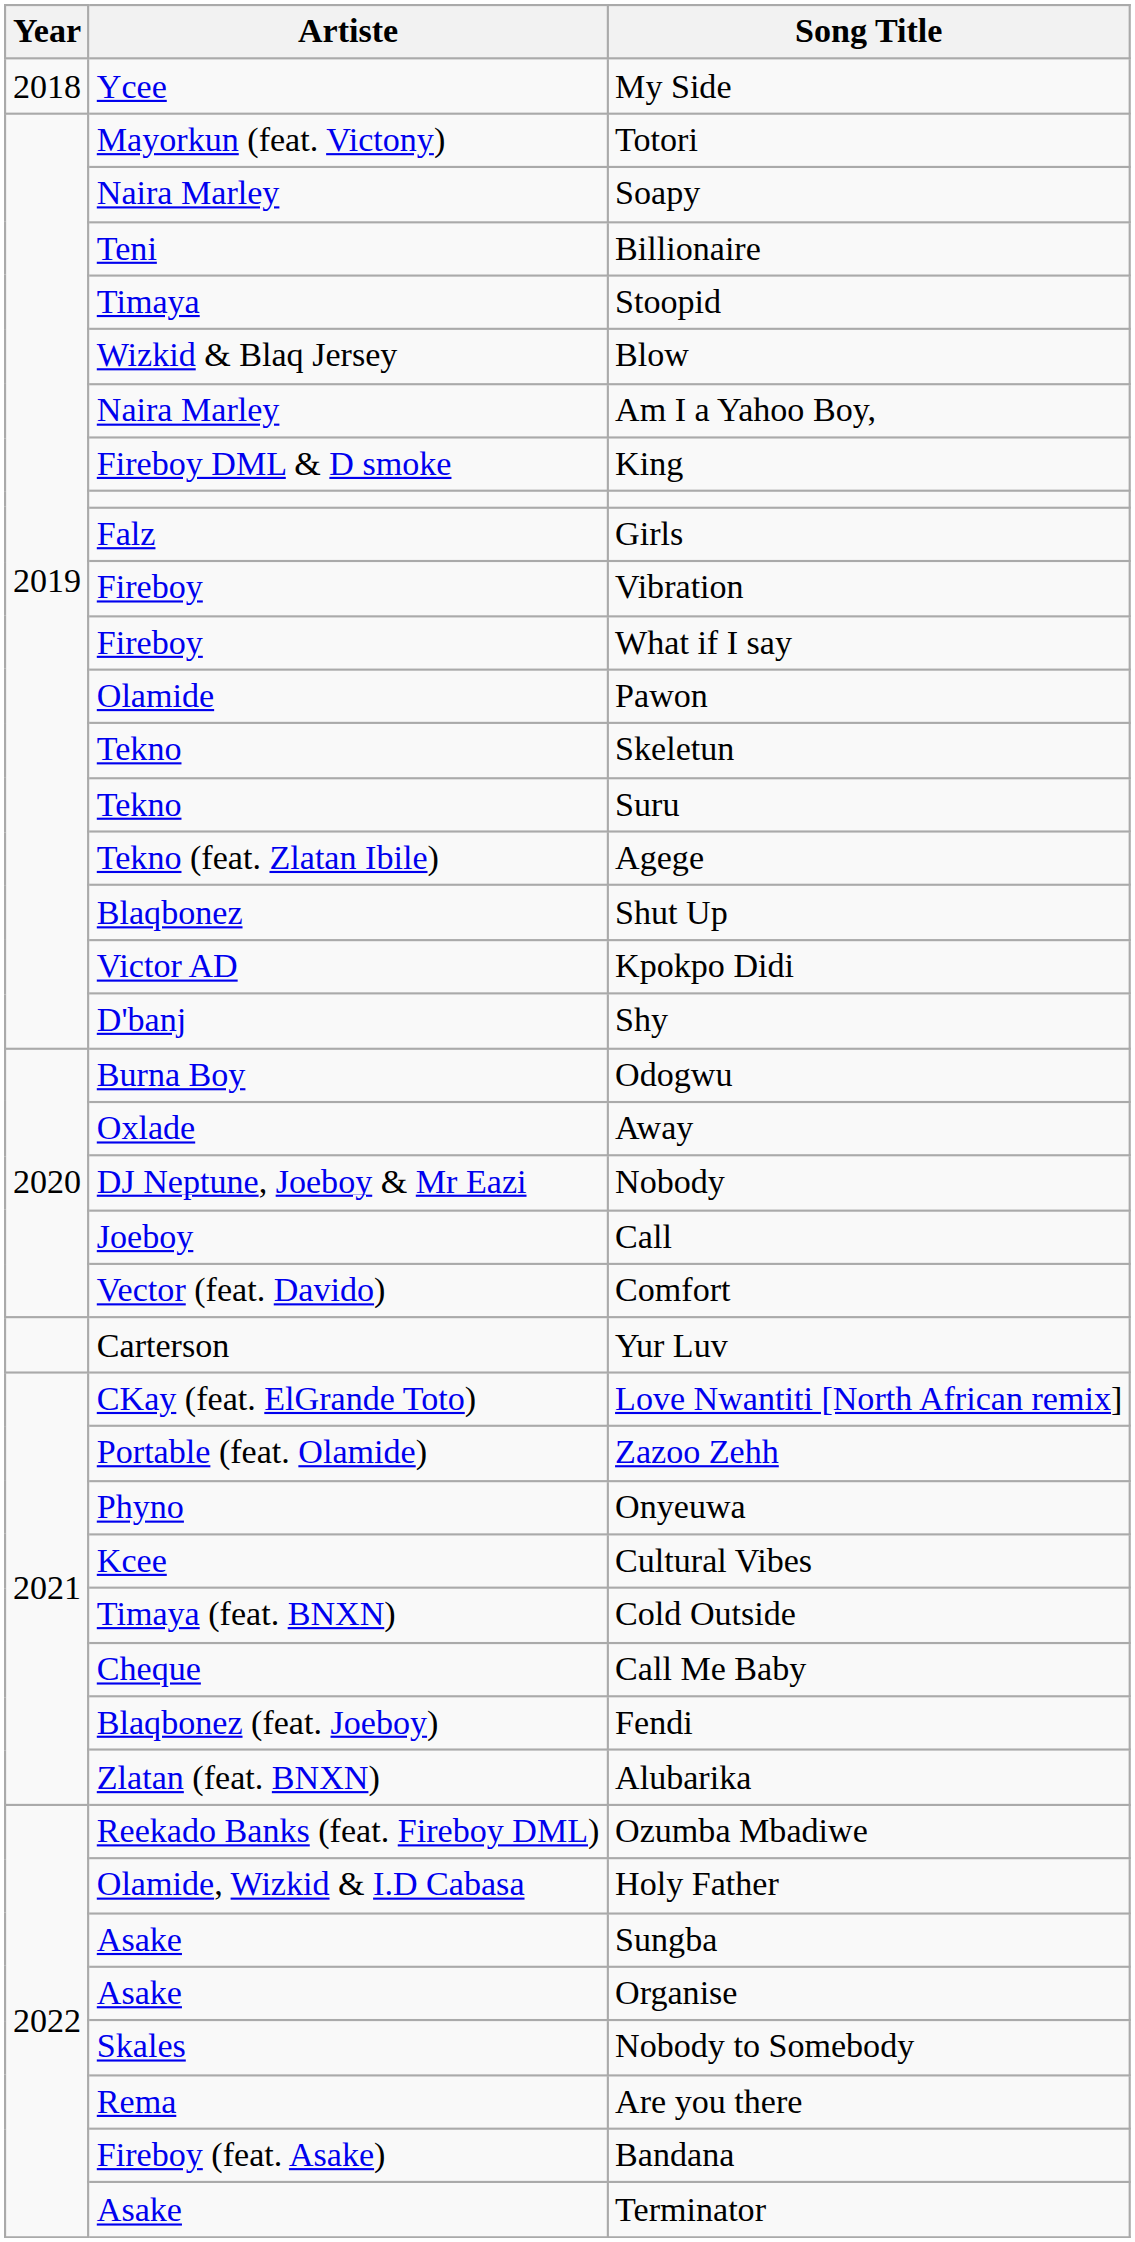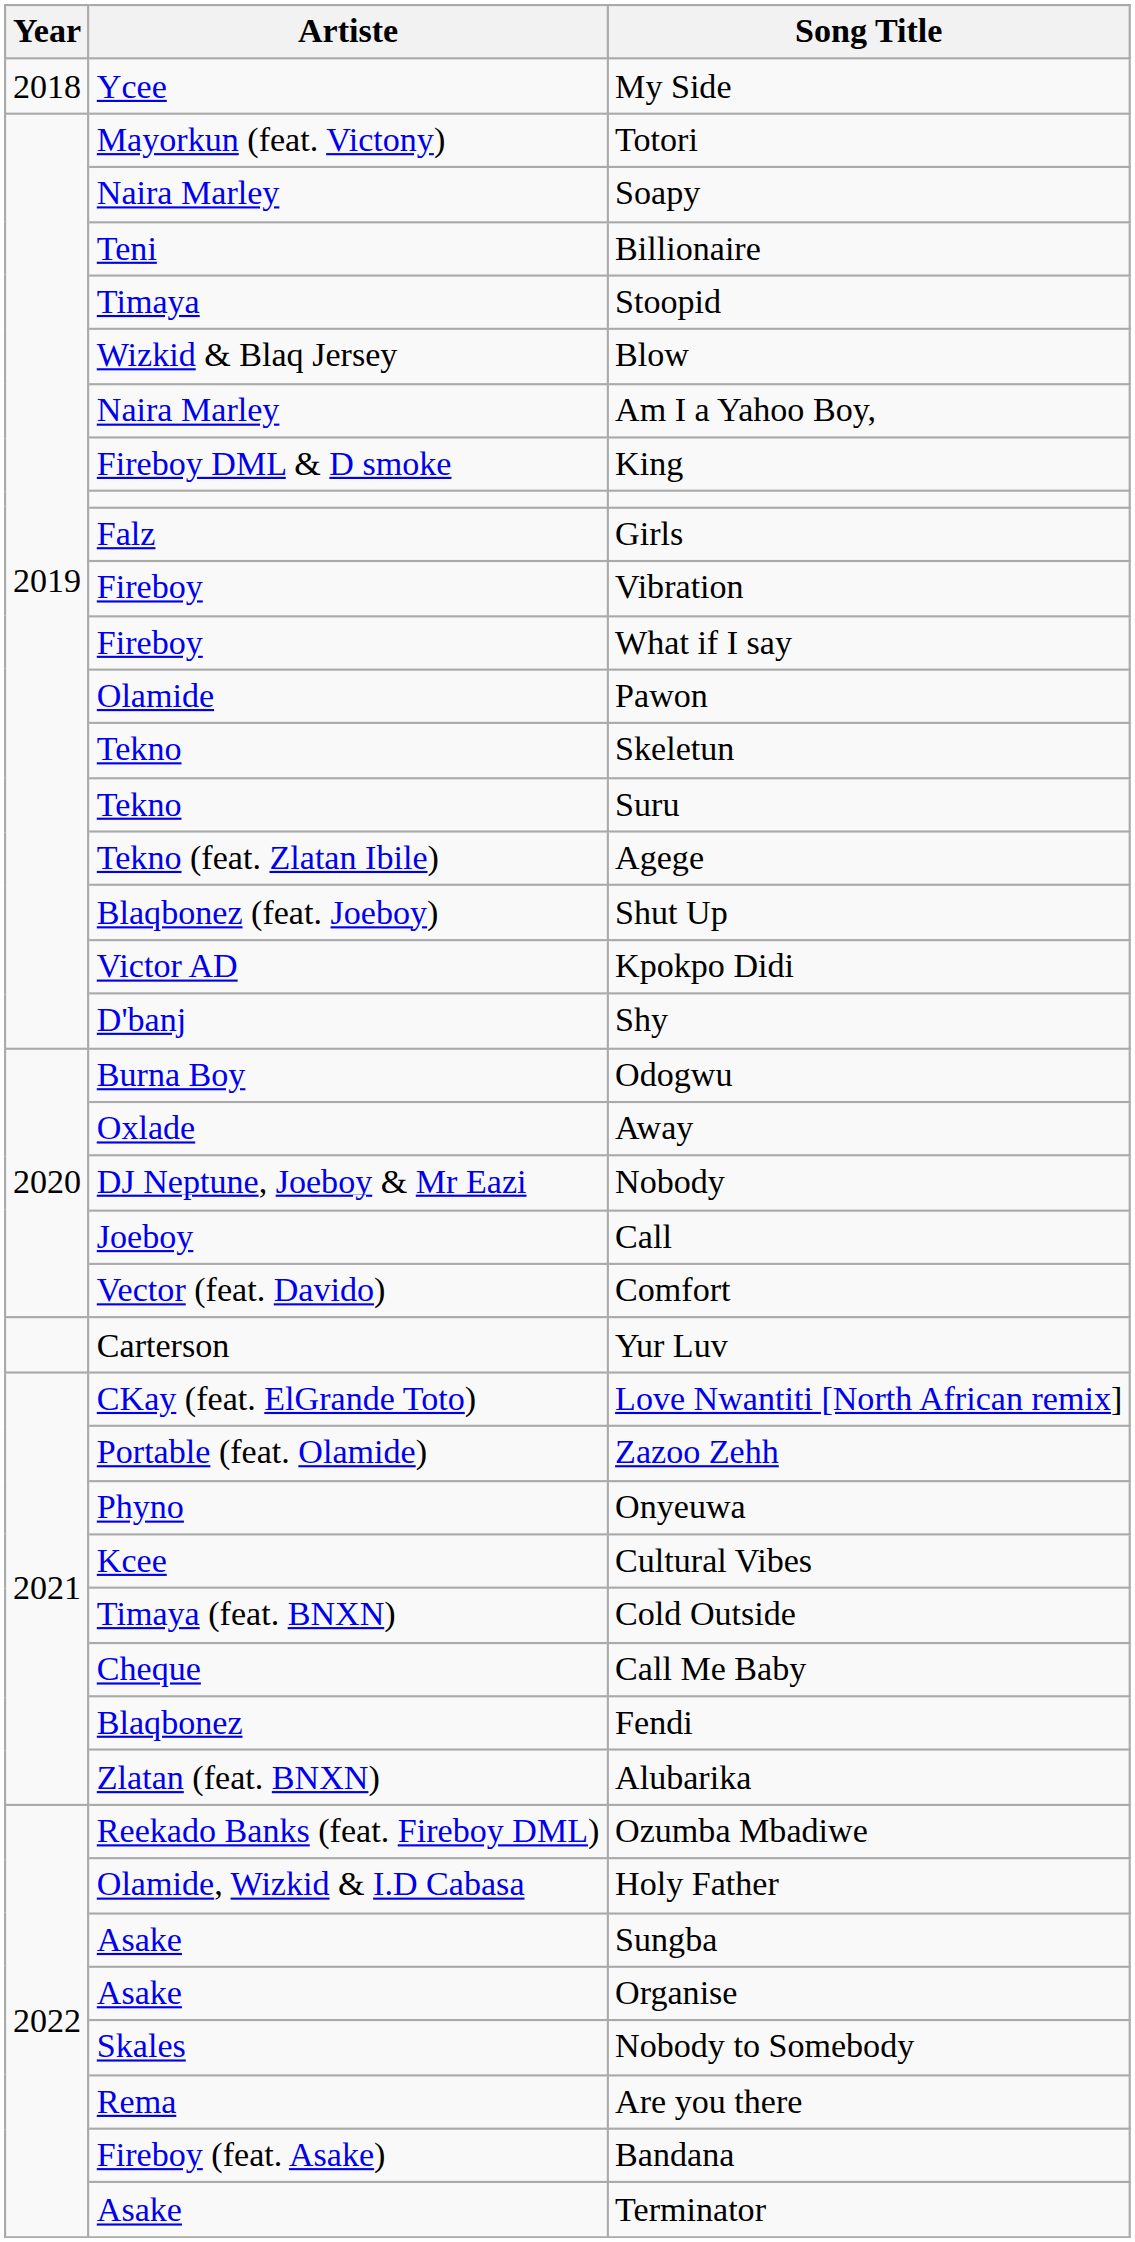(170, 912) Blaqbonez -> (268, 912) Blaqbonez (feat. Joeboy)
(268, 1722) Blaqbonez (feat. Joeboy) -> (170, 1722) Blaqbonez
